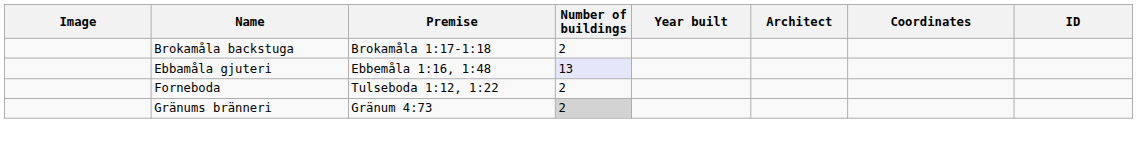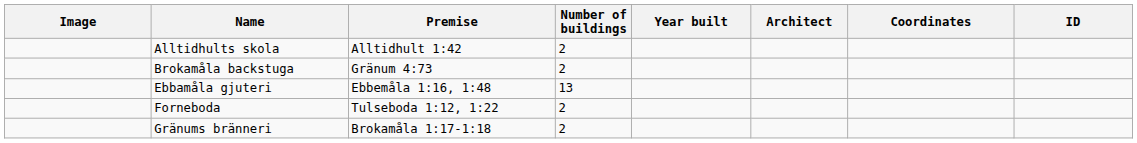+ row: (217, 48)
(421, 48) Brokamåla 1:17-1:18 -> (392, 68) Gränum 4:73
(566, 68) lavender background -> (566, 88) no background
(392, 108) Gränum 4:73 -> (421, 128) Brokamåla 1:17-1:18
(562, 108) lightgrey background -> (562, 128) no background
